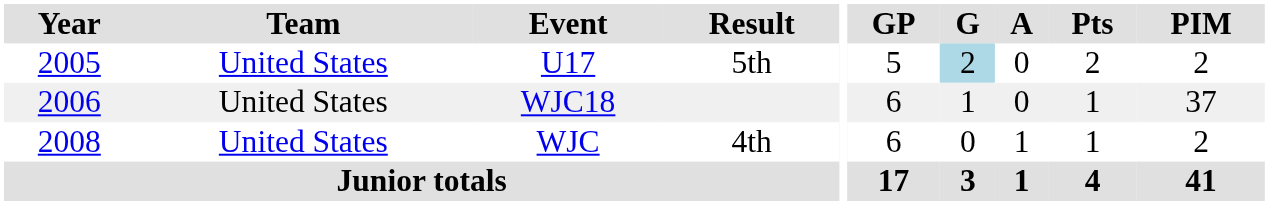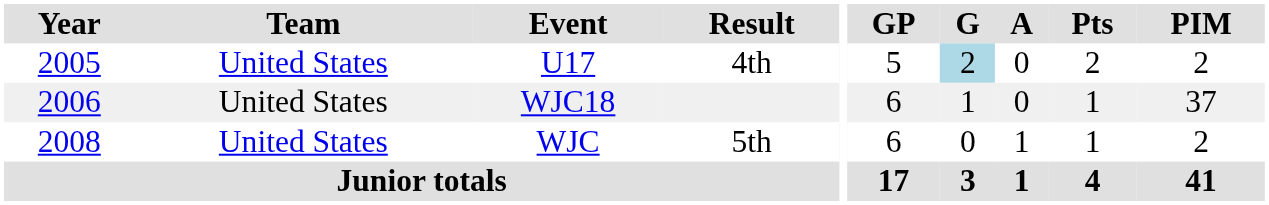(752, 62) 5th -> (752, 62) 4th
(752, 141) 4th -> (752, 141) 5th
